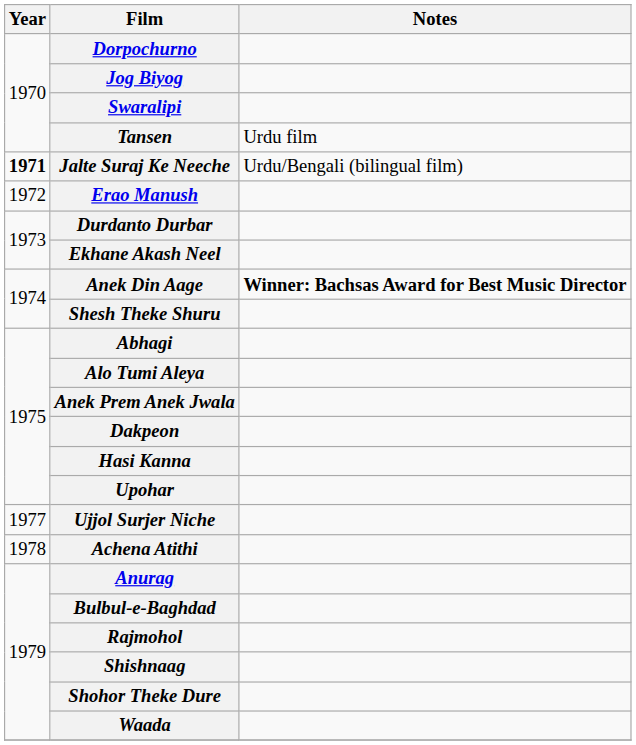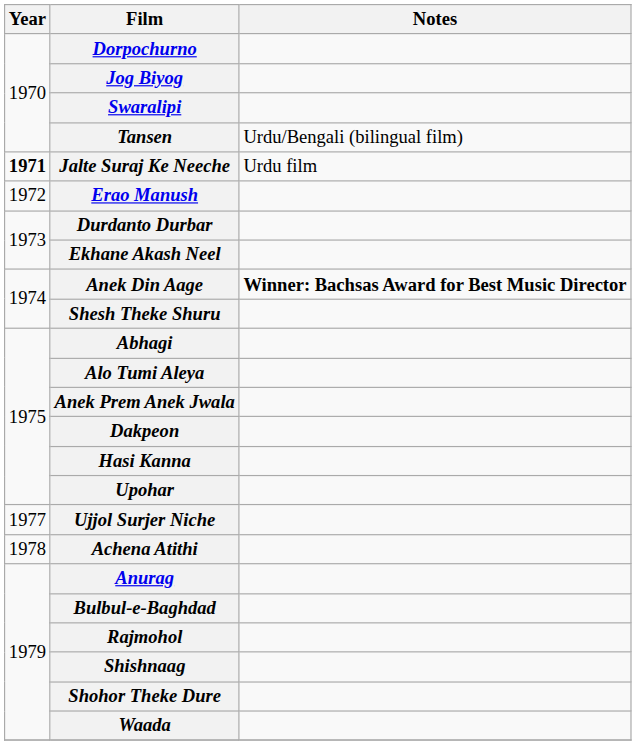(280, 136) Urdu film -> (353, 136) Urdu/Bengali (bilingual film)
(353, 166) Urdu/Bengali (bilingual film) -> (280, 166) Urdu film
